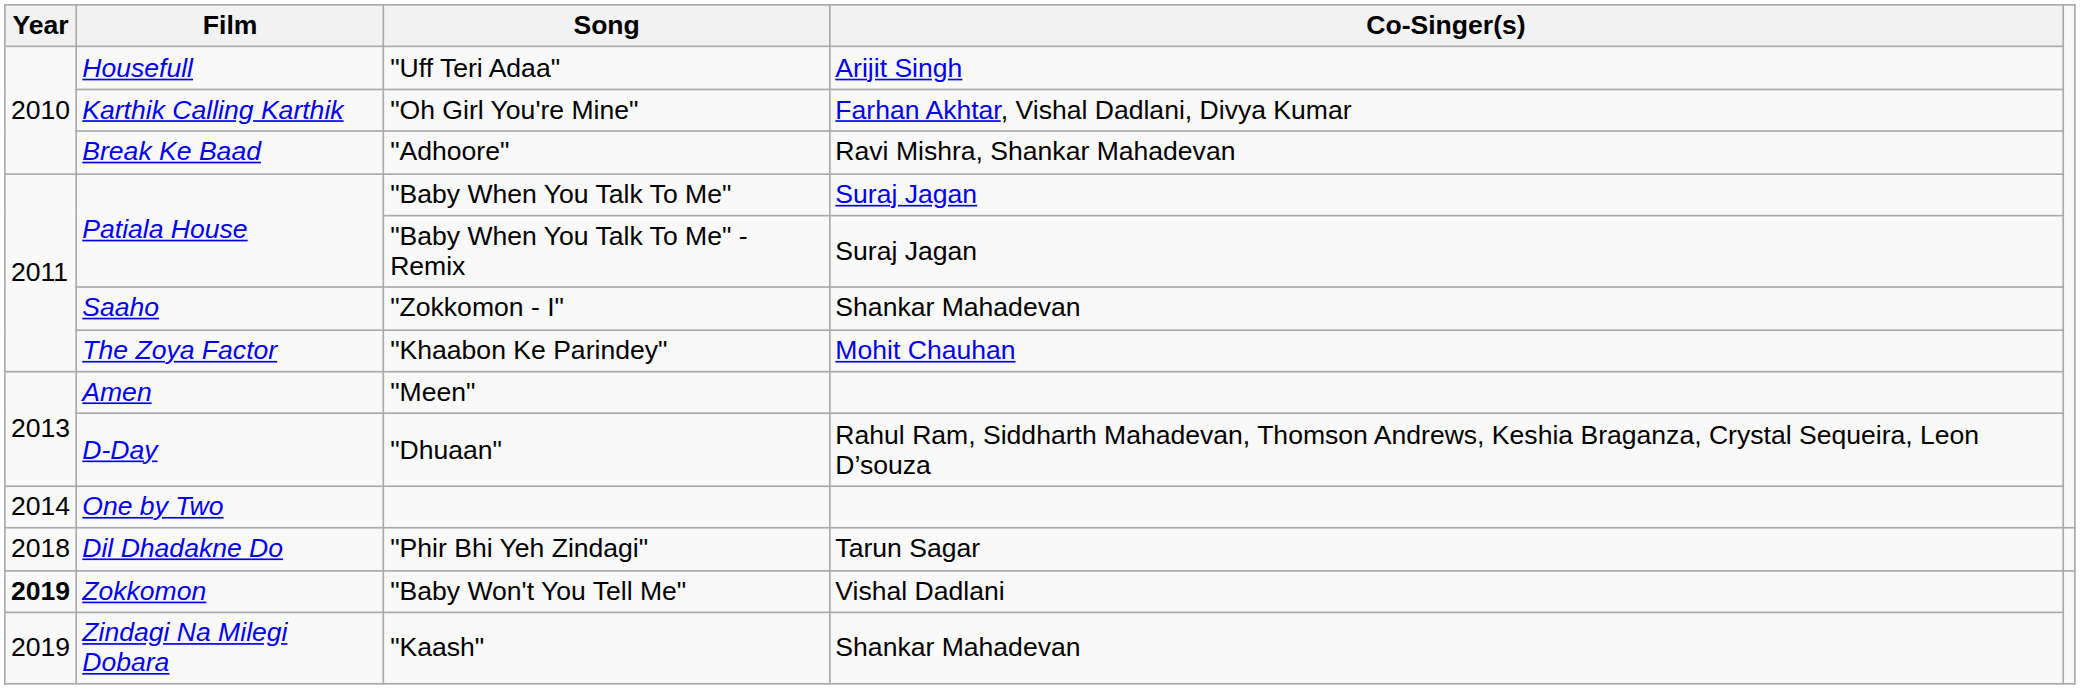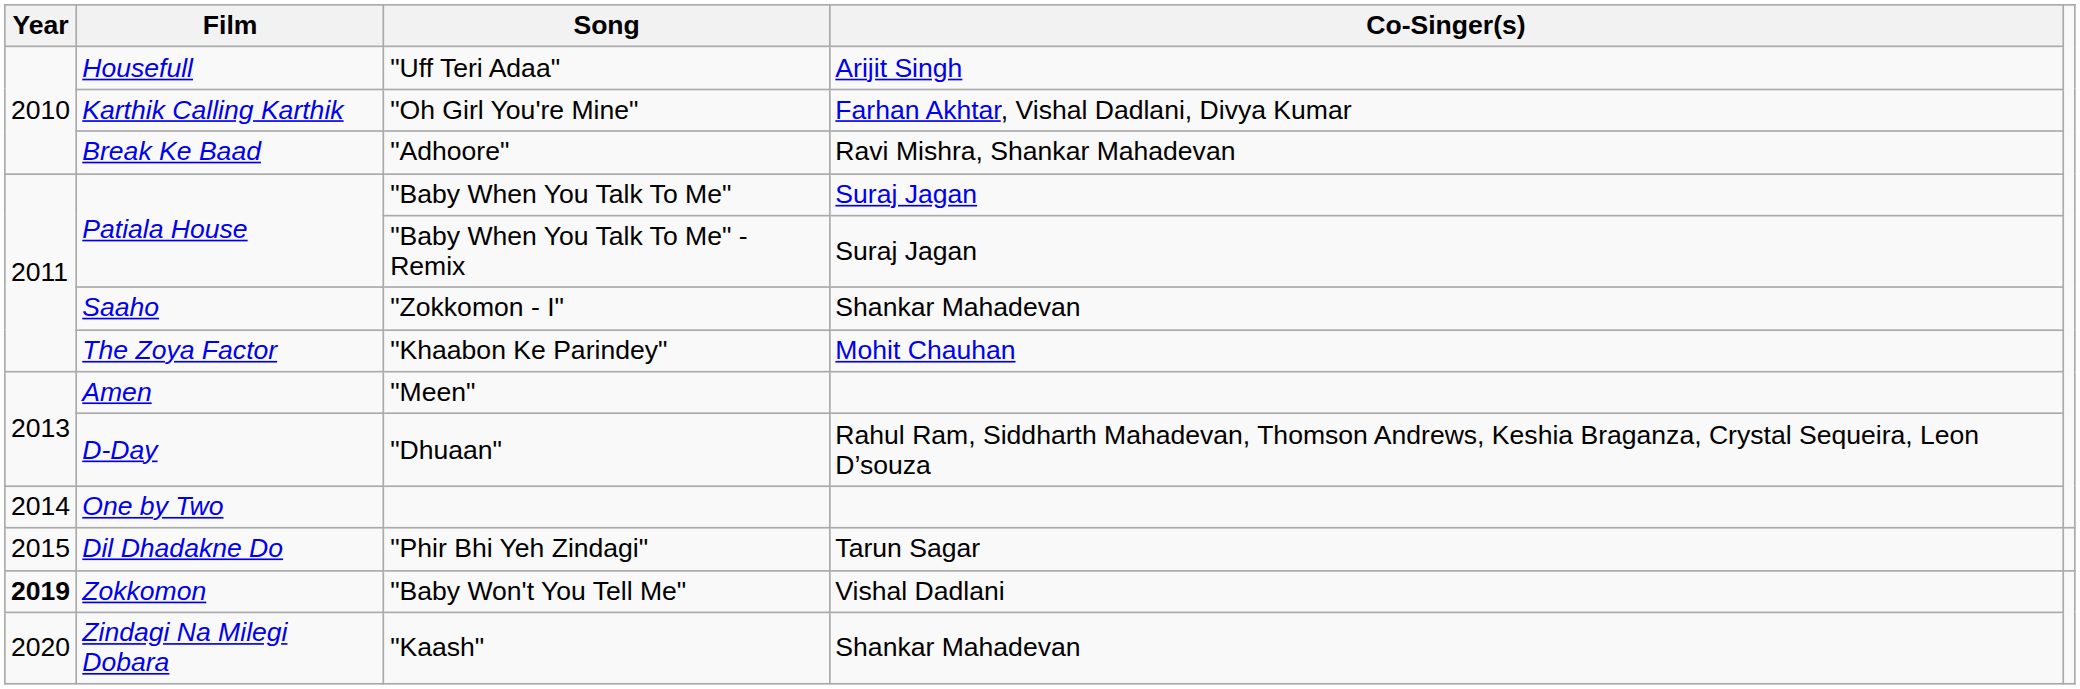(40, 548) 2018 -> (40, 548) 2015
(40, 647) 2019 -> (40, 647) 2020
